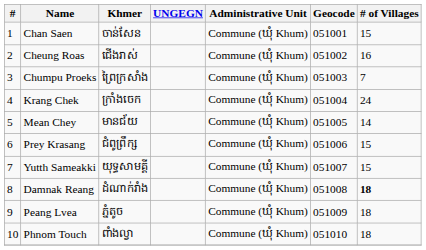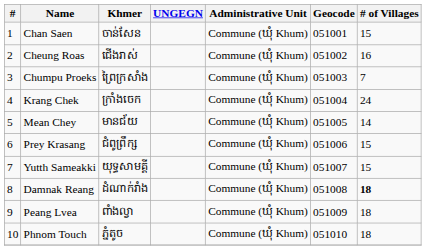(112, 211) ភ្នំតូច -> (118, 211) ពាំងល្វា
(118, 233) ពាំងល្វា -> (112, 233) ភ្នំតូច
